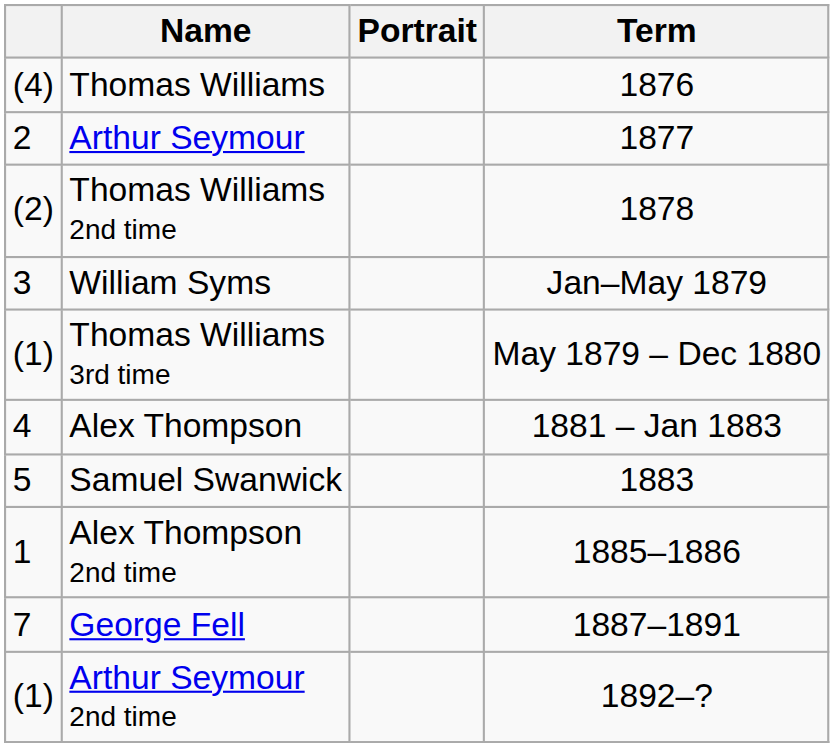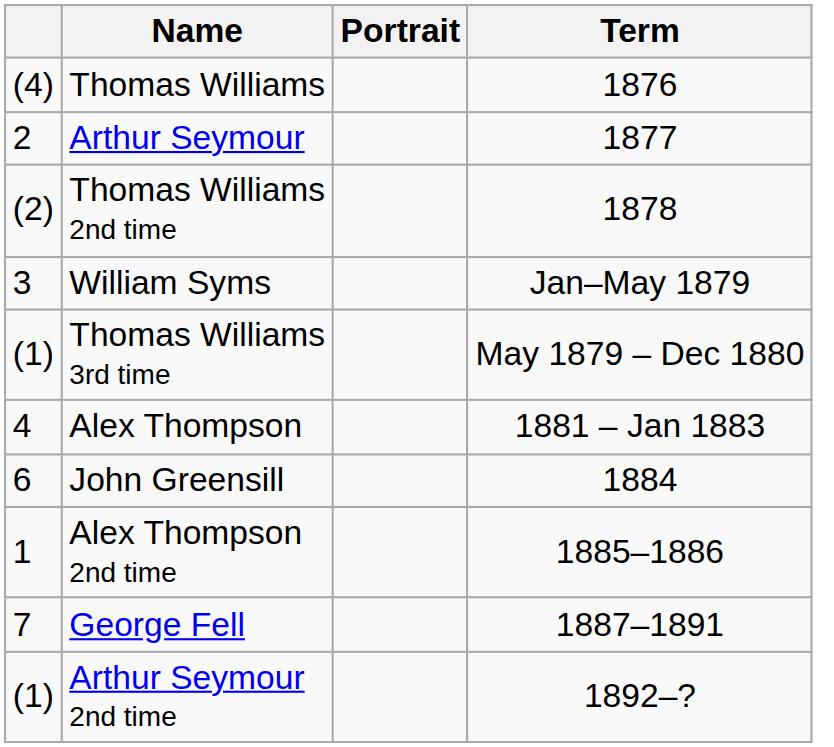- row: (206, 479)
+ row: (177, 479)
